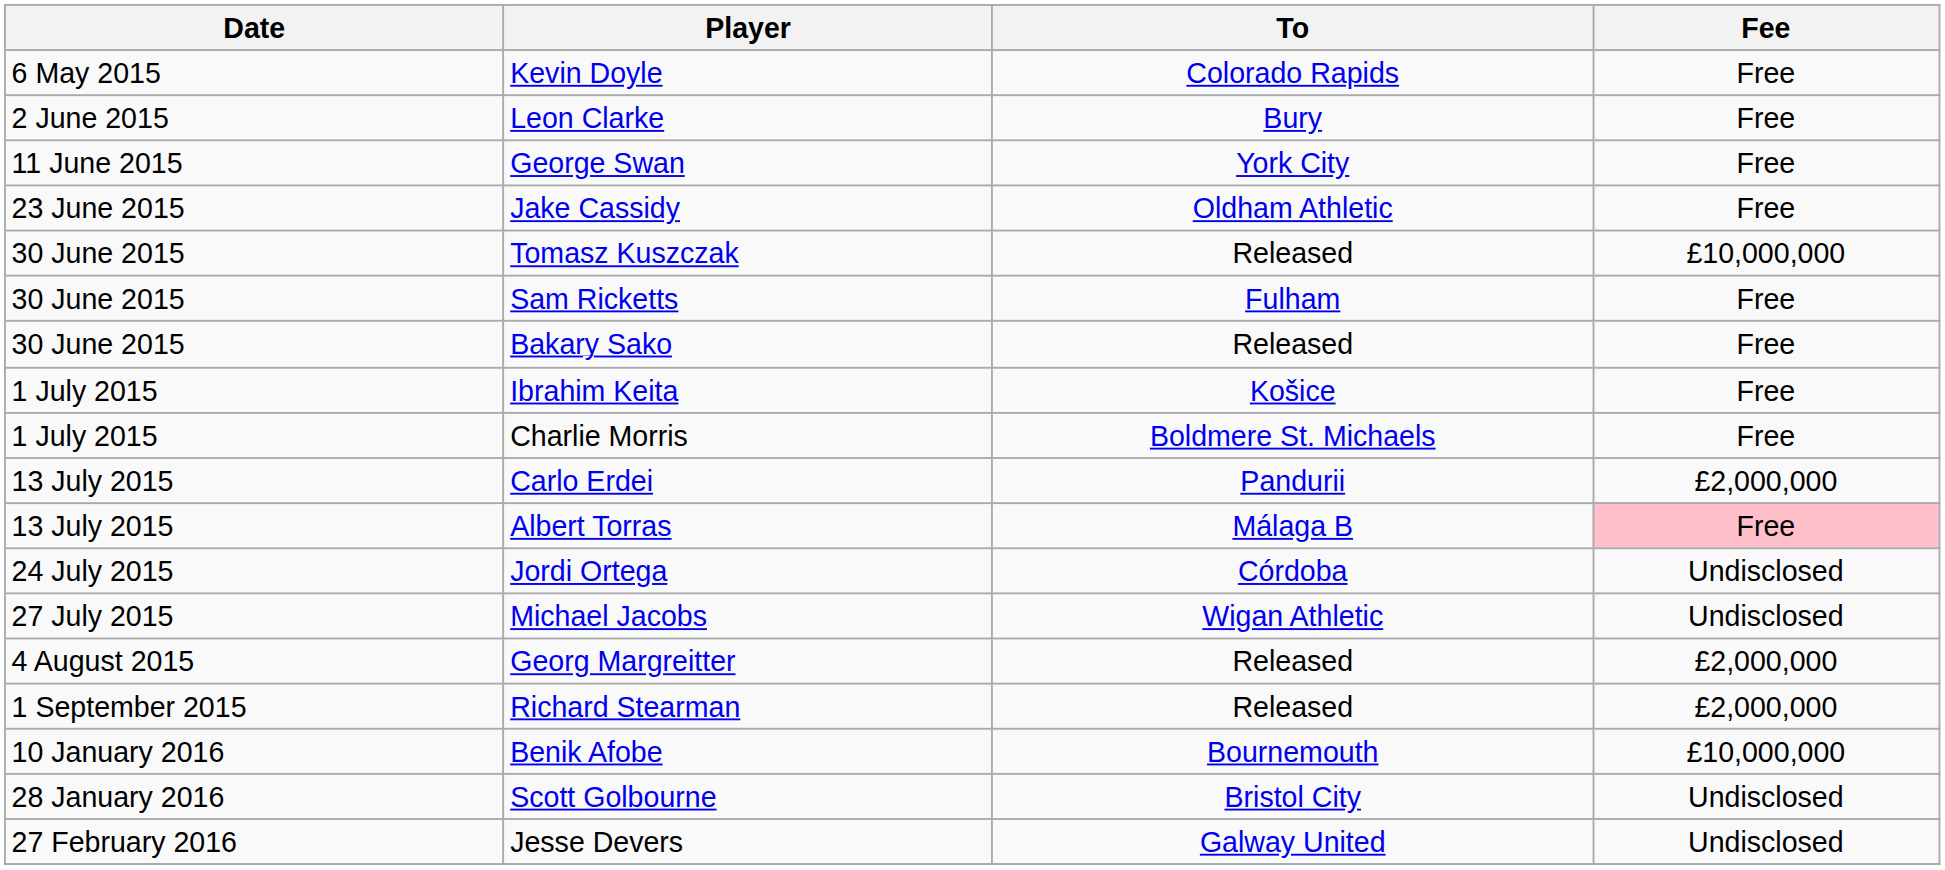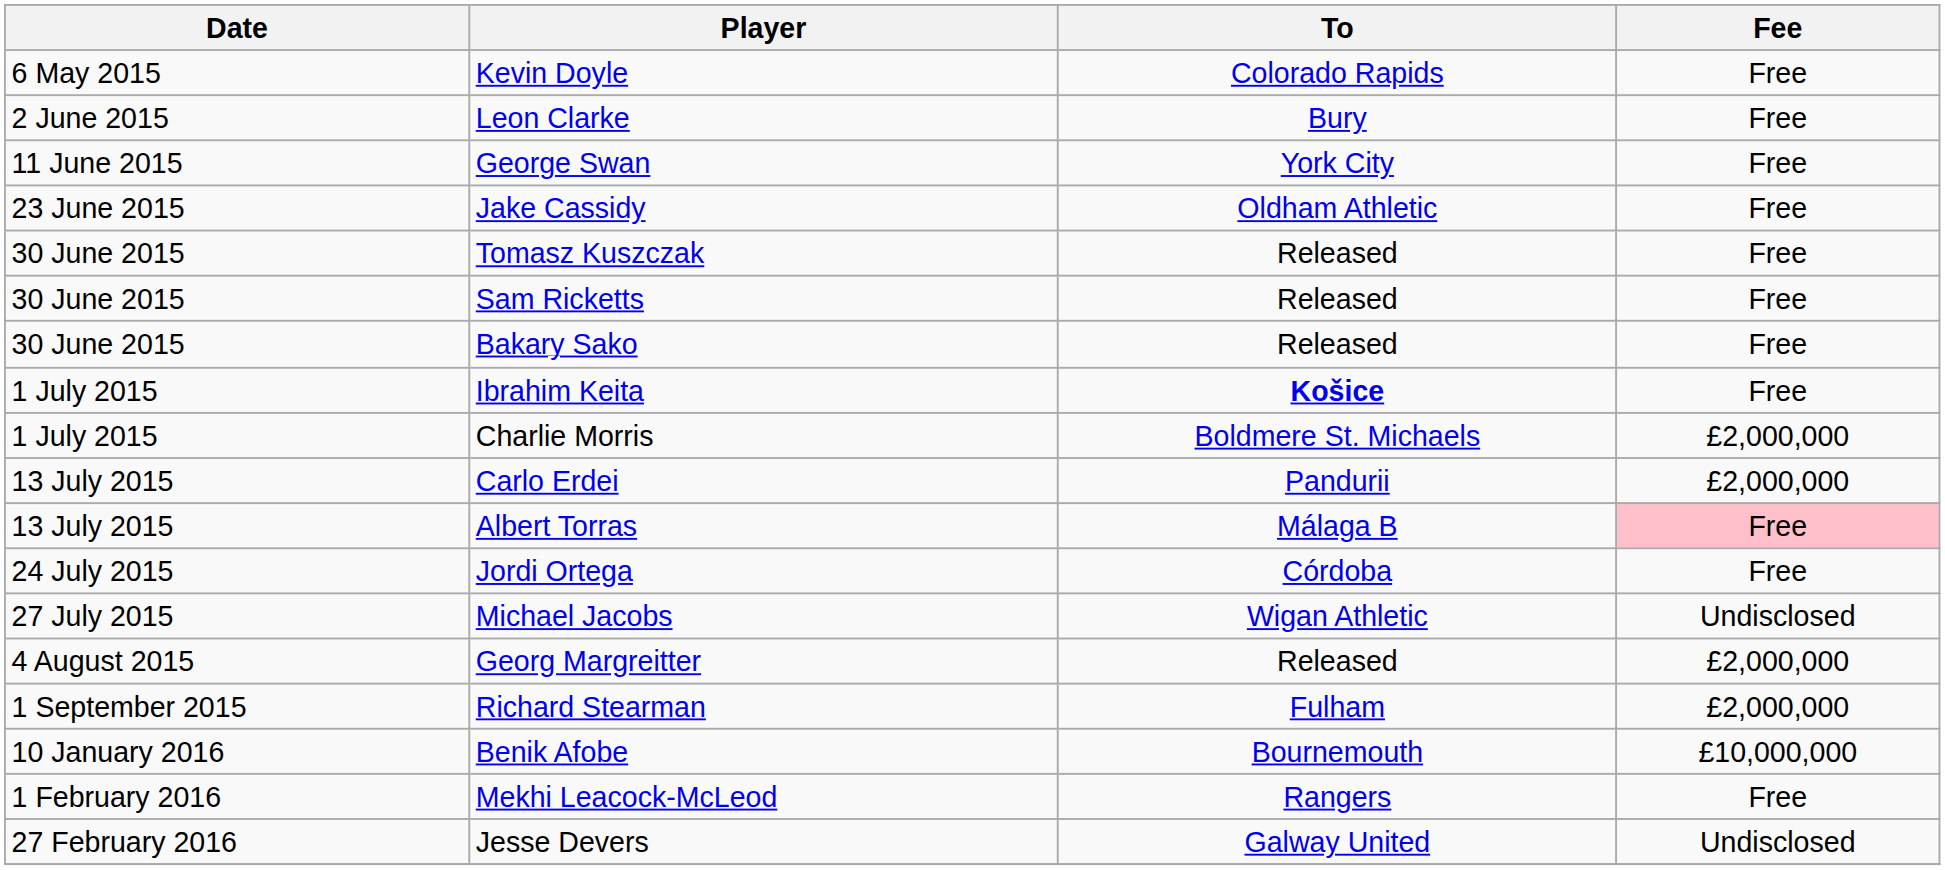(1766, 254) £10,000,000 -> (1778, 254) Free
(1293, 299) Fulham -> (1337, 299) Released
(1293, 390) normal -> (1337, 390) bold
(1766, 435) Free -> (1778, 435) £2,000,000
(1766, 571) Undisclosed -> (1778, 571) Free
(1293, 706) Released -> (1337, 706) Fulham
- row: (613, 797)
+ row: (627, 797)
